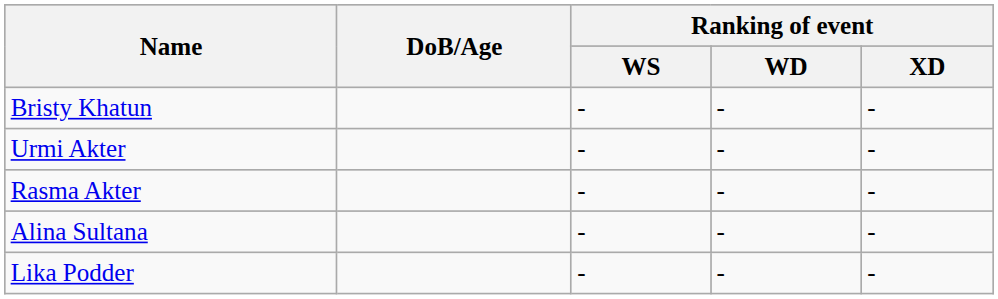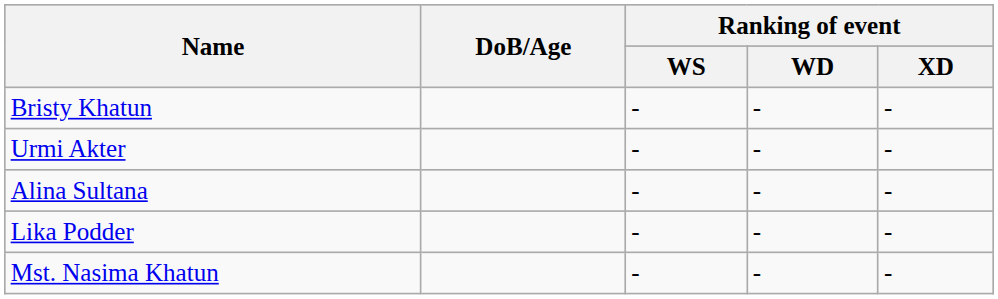- row: (76, 190)
+ row: (115, 273)
